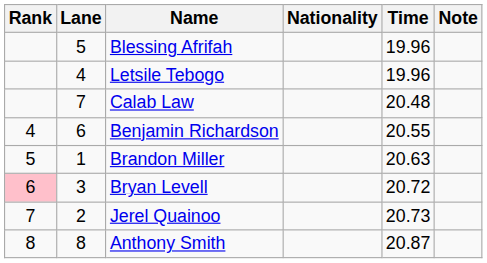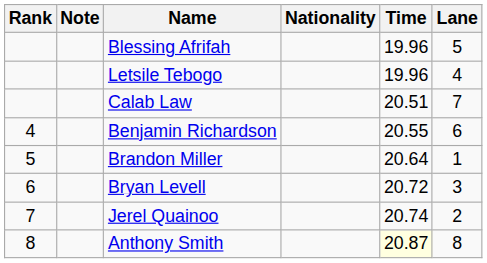columns swapped: (81, 18) <-> (458, 18)
(408, 103) 20.48 -> (406, 103) 20.51
(408, 159) 20.63 -> (406, 159) 20.64
(30, 187) pink background -> (30, 187) no background
(408, 215) 20.73 -> (406, 215) 20.74
(408, 243) no background -> (406, 243) lightyellow background
